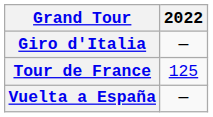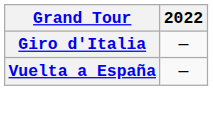- row: (82, 71)
